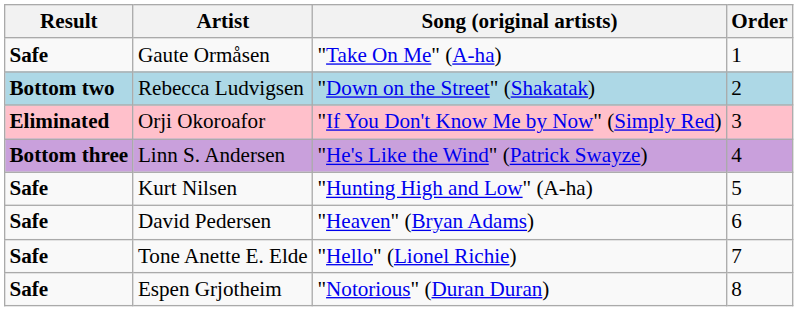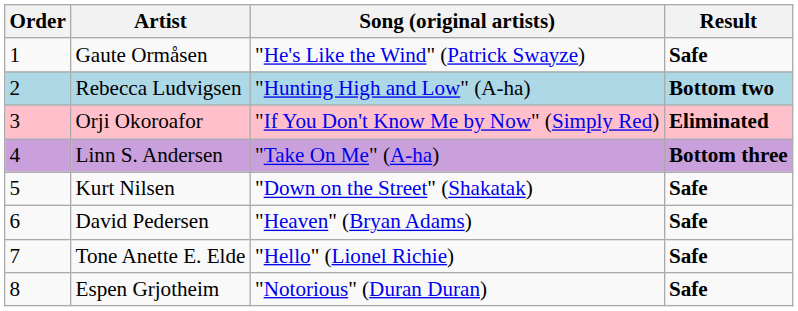columns swapped: (760, 21) <-> (69, 21)
(409, 54) "Take On Me" (A-ha) -> (420, 54) "He's Like the Wind" (Patrick Swayze)
(456, 88) "Down on the Street" (Shakatak) -> (393, 88) "Hunting High and Low" (A-ha)
(482, 155) "He's Like the Wind" (Patrick Swayze) -> (347, 155) "Take On Me" (A-ha)
(455, 188) "Hunting High and Low" (A-ha) -> (394, 188) "Down on the Street" (Shakatak)
